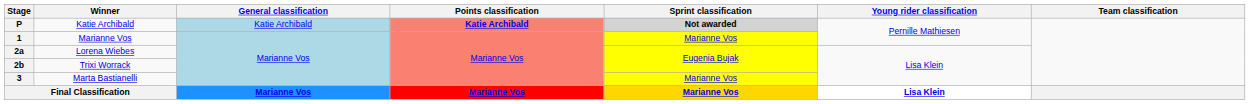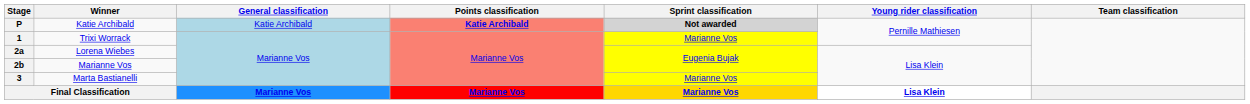(105, 38) Marianne Vos -> (105, 38) Trixi Worrack
(105, 65) Trixi Worrack -> (105, 65) Marianne Vos
